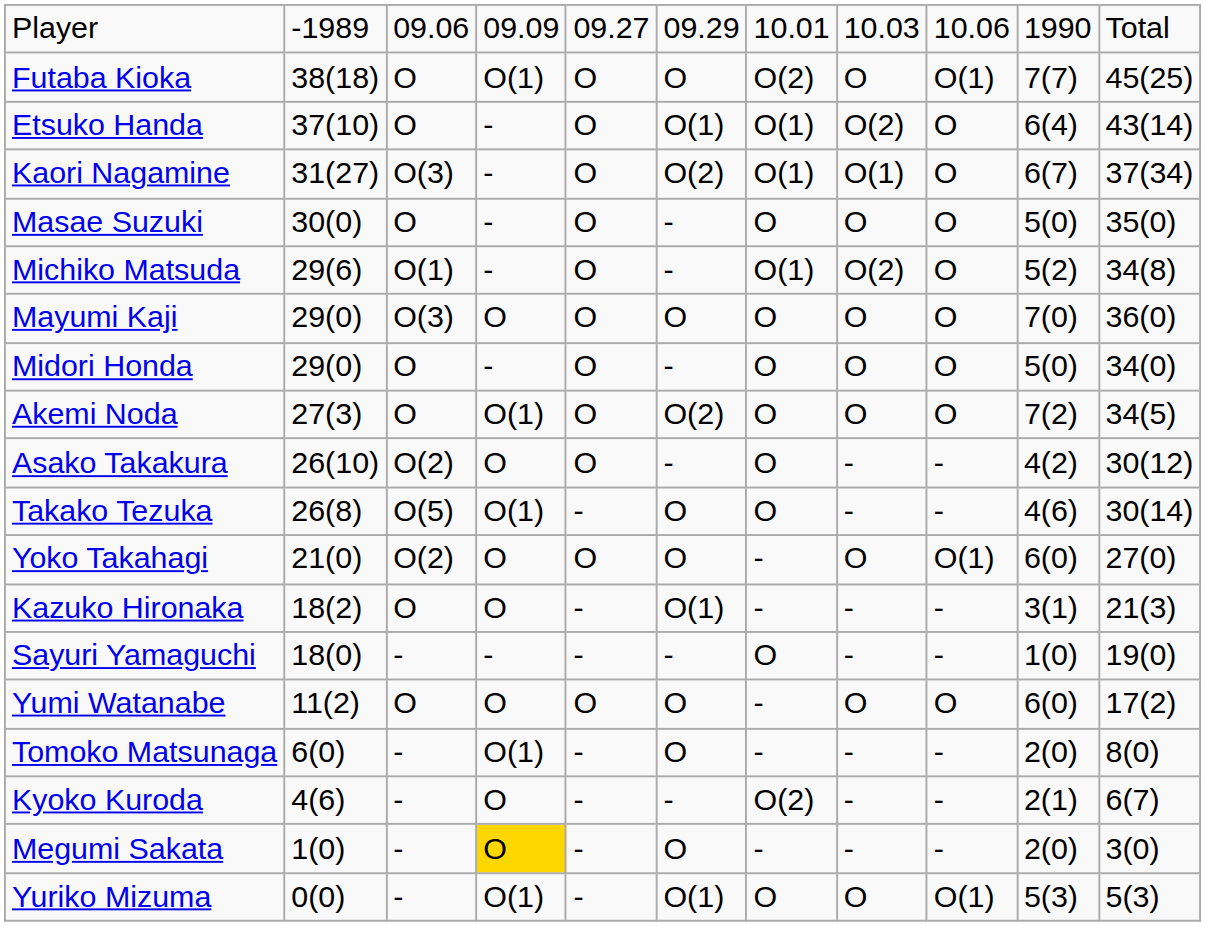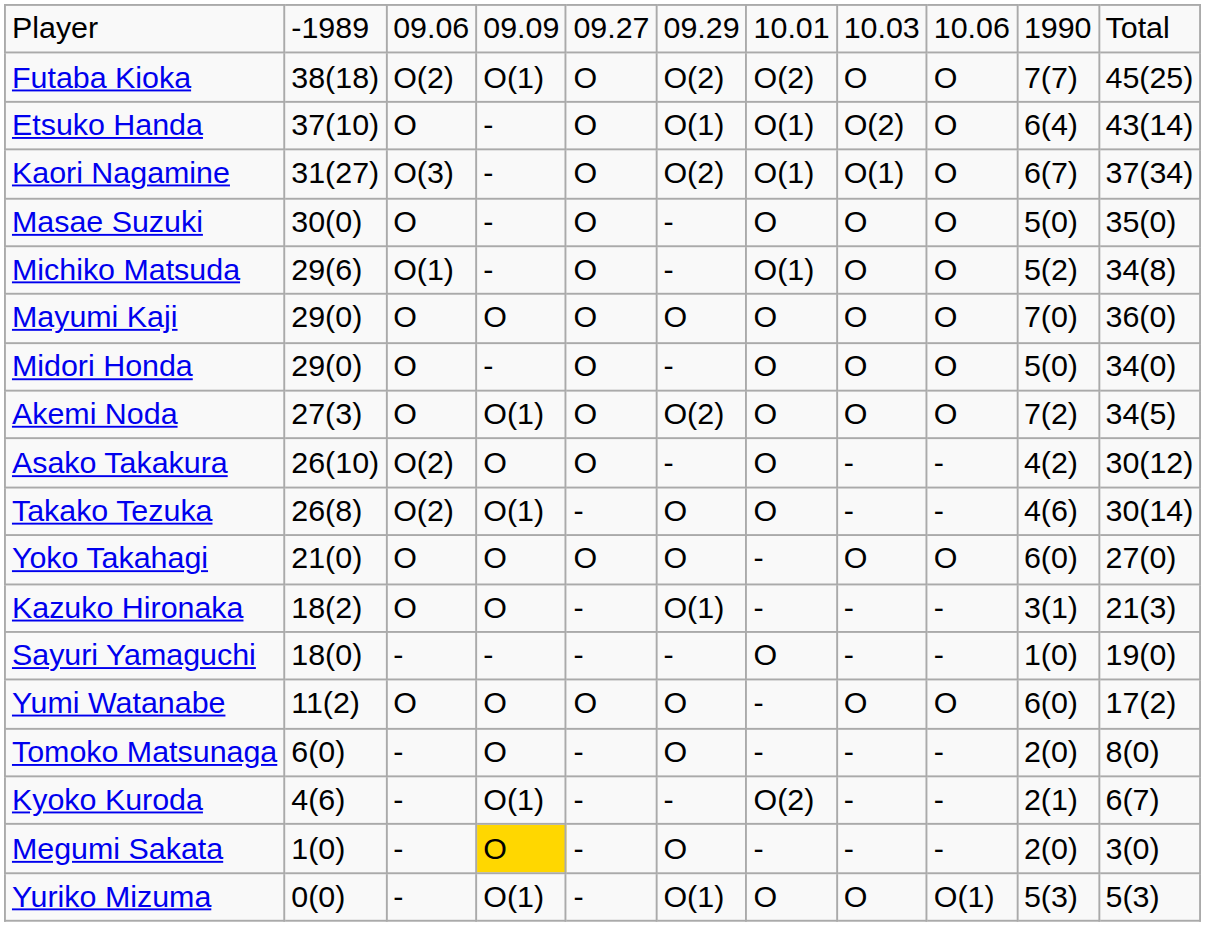(405, 76) O -> (424, 76) O(2)
(675, 76) O -> (694, 76) O(2)
(964, 76) O(1) -> (946, 76) O
(874, 269) O(2) -> (856, 269) O
(424, 317) O(3) -> (405, 317) O
(424, 510) O(5) -> (424, 510) O(2)
(424, 558) O(2) -> (405, 558) O
(964, 558) O(1) -> (946, 558) O
(514, 751) O(1) -> (495, 751) O
(495, 800) O -> (514, 800) O(1)
